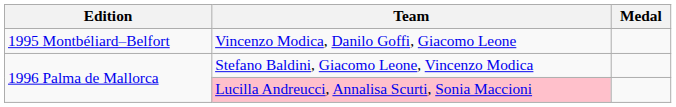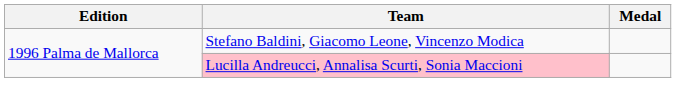- row: (366, 41)
